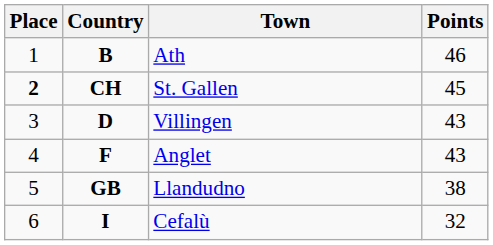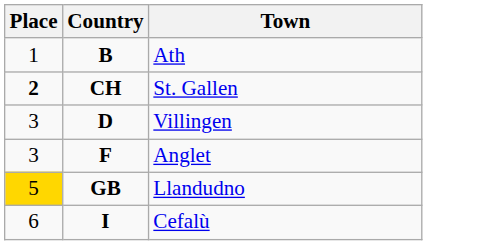- column: (455, 21)
(34, 155) 4 -> (34, 155) 3
(34, 188) no background -> (34, 188) gold background
